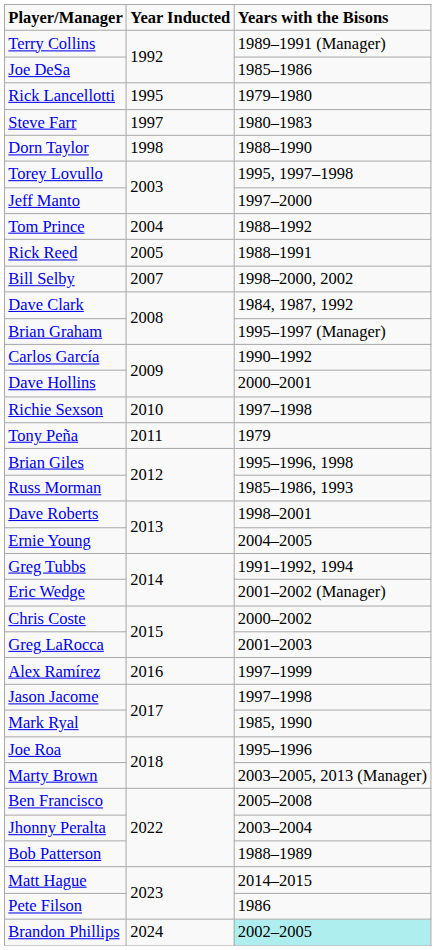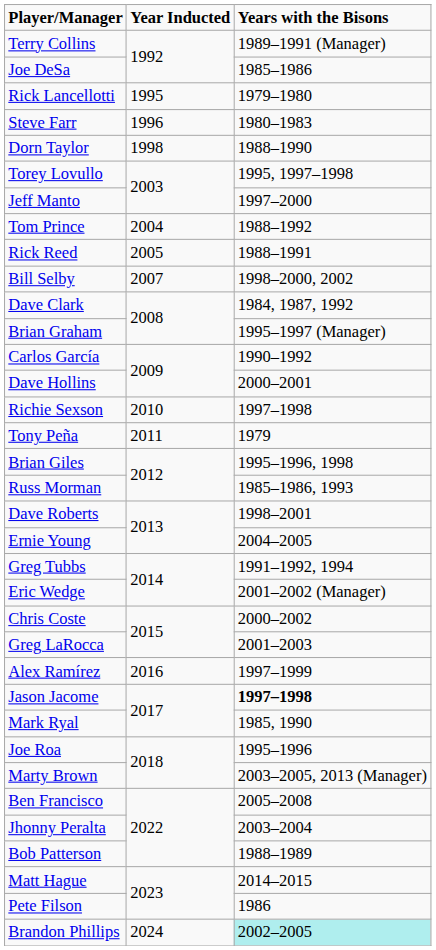(147, 122) 1997 -> (147, 122) 1996
(275, 697) normal -> (275, 697) bold
